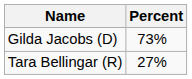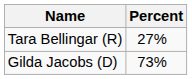rows swapped: (63, 39) <-> (65, 62)
